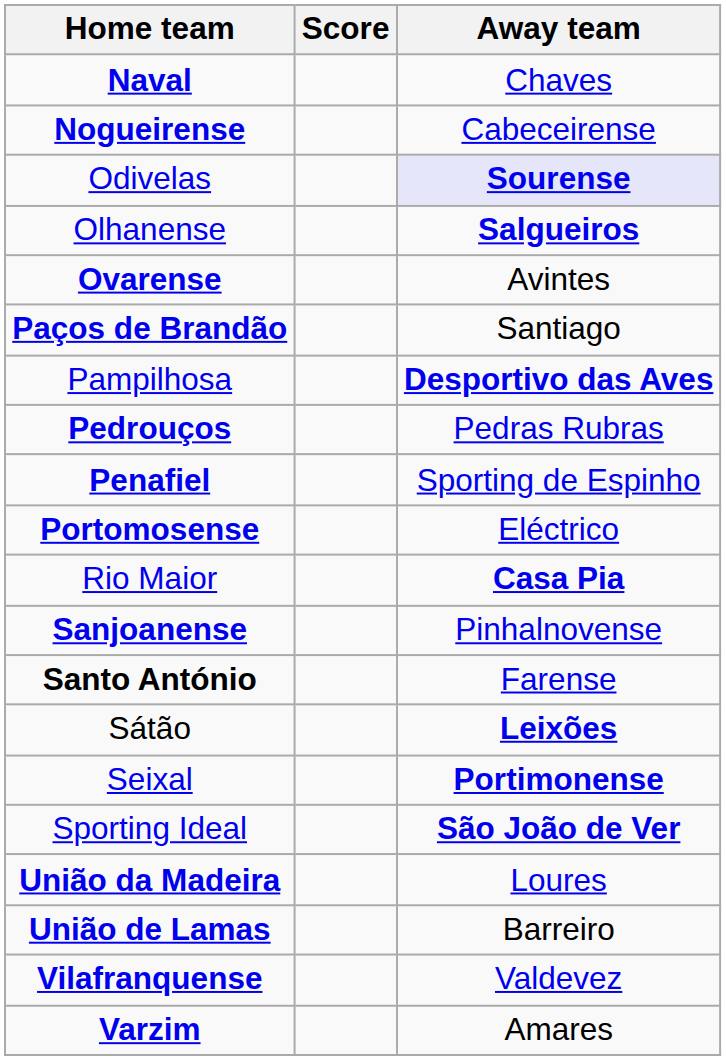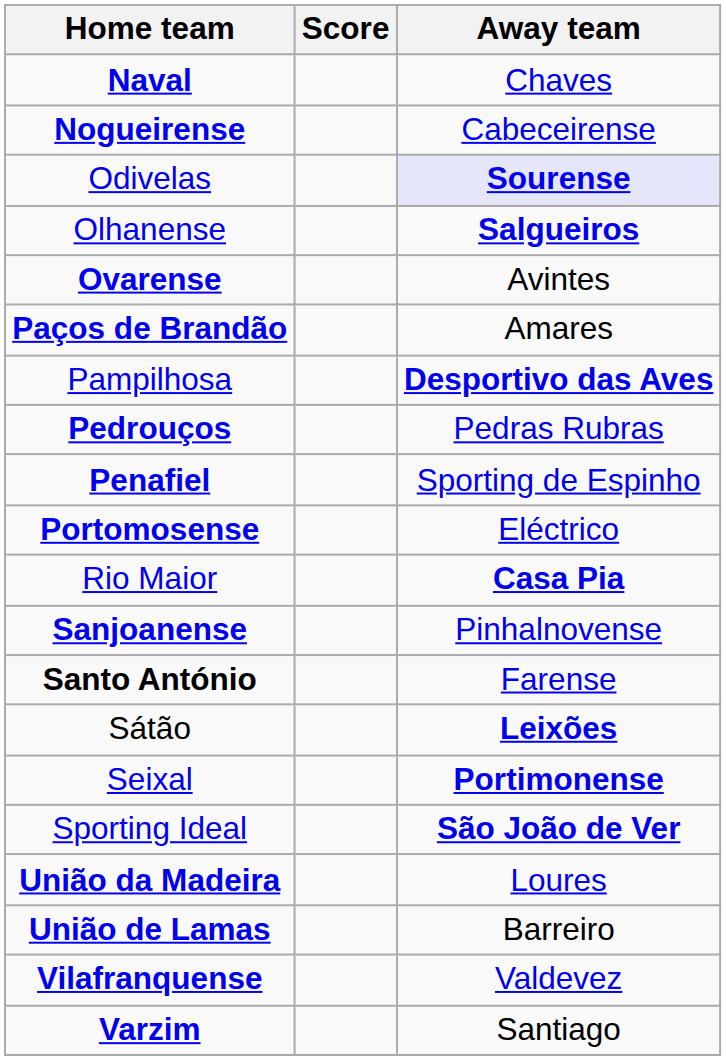(559, 329) Santiago -> (559, 329) Amares
(559, 1029) Amares -> (559, 1029) Santiago
